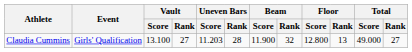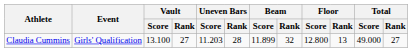(263, 41) 11.900 -> (263, 41) 11.899
